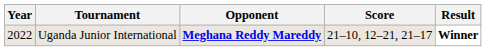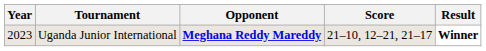(20, 35) 2022 -> (20, 35) 2023
